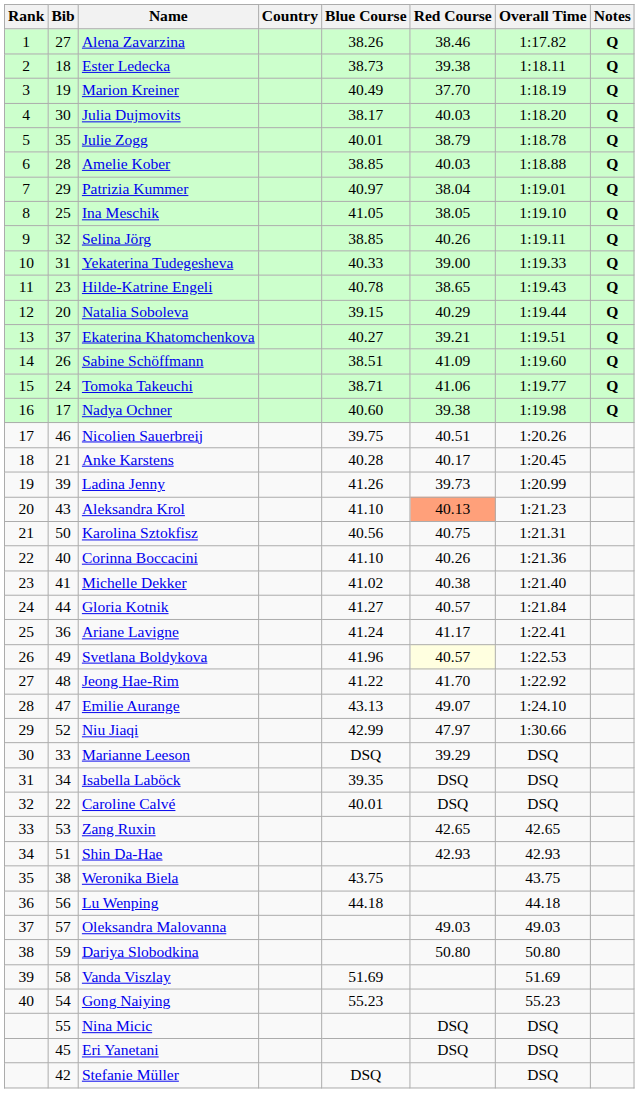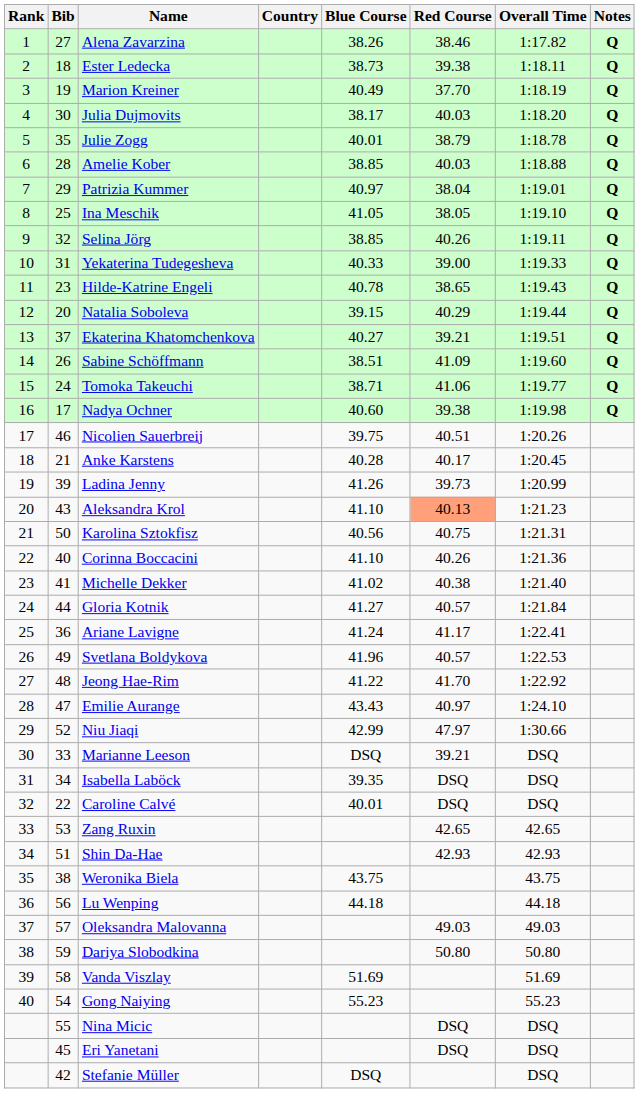(453, 656) lightyellow background -> (453, 656) no background
(366, 705) 43.13 -> (366, 705) 43.43
(453, 705) 49.07 -> (453, 705) 40.97
(453, 755) 39.29 -> (453, 755) 39.21
